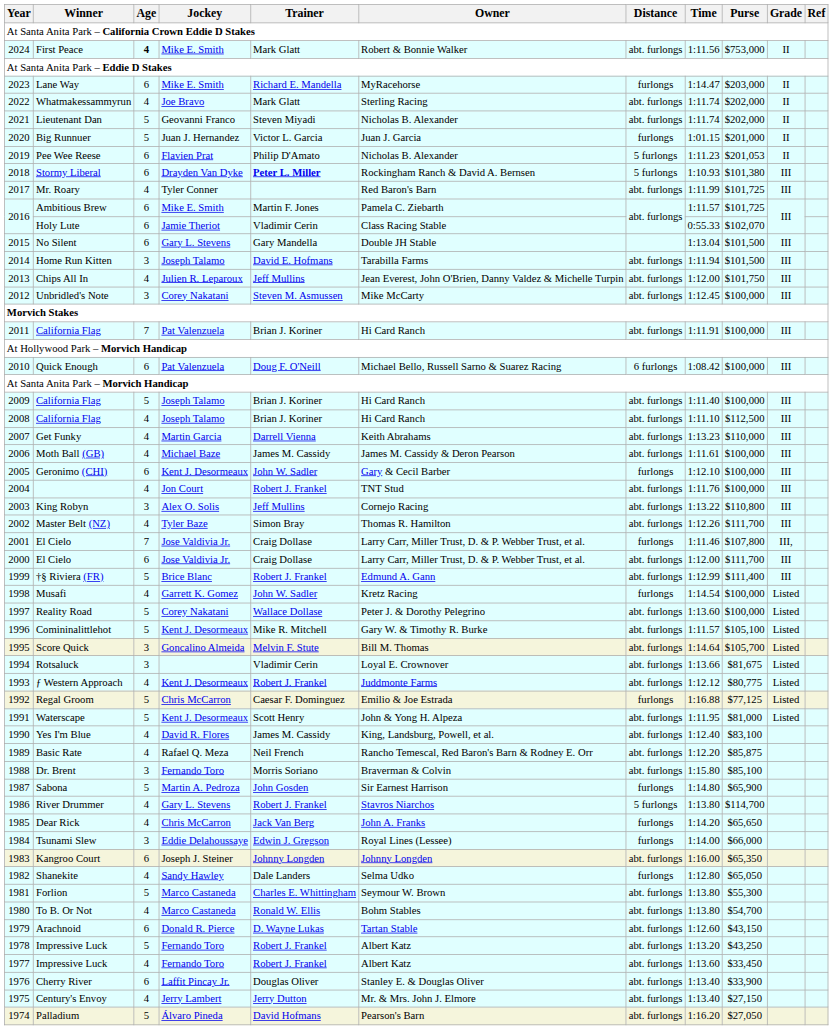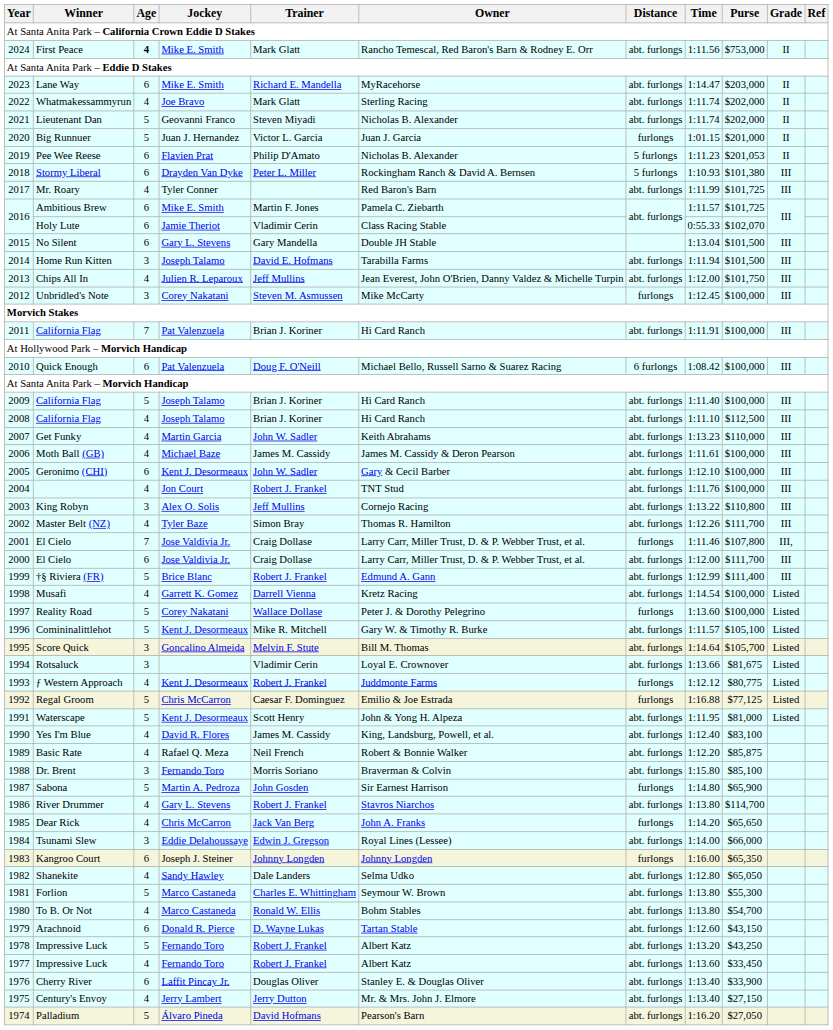(414, 49) Robert & Bonnie Walker -> (477, 49) Rancho Temescal, Red Baron's Barn & Rodney E. Orr
(656, 84) furlongs -> (656, 84) abt. furlongs
(287, 172) bold -> (285, 172) normal
(656, 295) abt. furlongs -> (656, 295) furlongs
(284, 436) Darrell Vienna -> (285, 436) John W. Sadler
(656, 471) furlongs -> (656, 471) abt. furlongs
(285, 594) John W. Sadler -> (284, 594) Darrell Vienna
(656, 594) furlongs -> (656, 594) abt. furlongs
(656, 612) abt. furlongs -> (656, 612) furlongs
(656, 682) abt. furlongs -> (656, 682) furlongs
(477, 752) Rancho Temescal, Red Baron's Barn & Rodney E. Orr -> (414, 752) Robert & Bonnie Walker
(656, 805) 5 furlongs -> (656, 805) abt. furlongs
(656, 840) furlongs -> (656, 840) abt. furlongs
(656, 858) abt. furlongs -> (656, 858) furlongs
(656, 875) furlongs -> (656, 875) abt. furlongs
